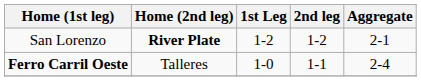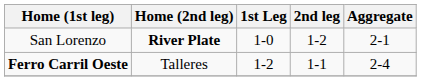(264, 40) 1-2 -> (264, 40) 1-0
(264, 64) 1-0 -> (264, 64) 1-2
